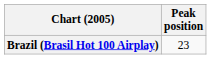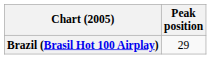(184, 44) 23 -> (184, 44) 29
